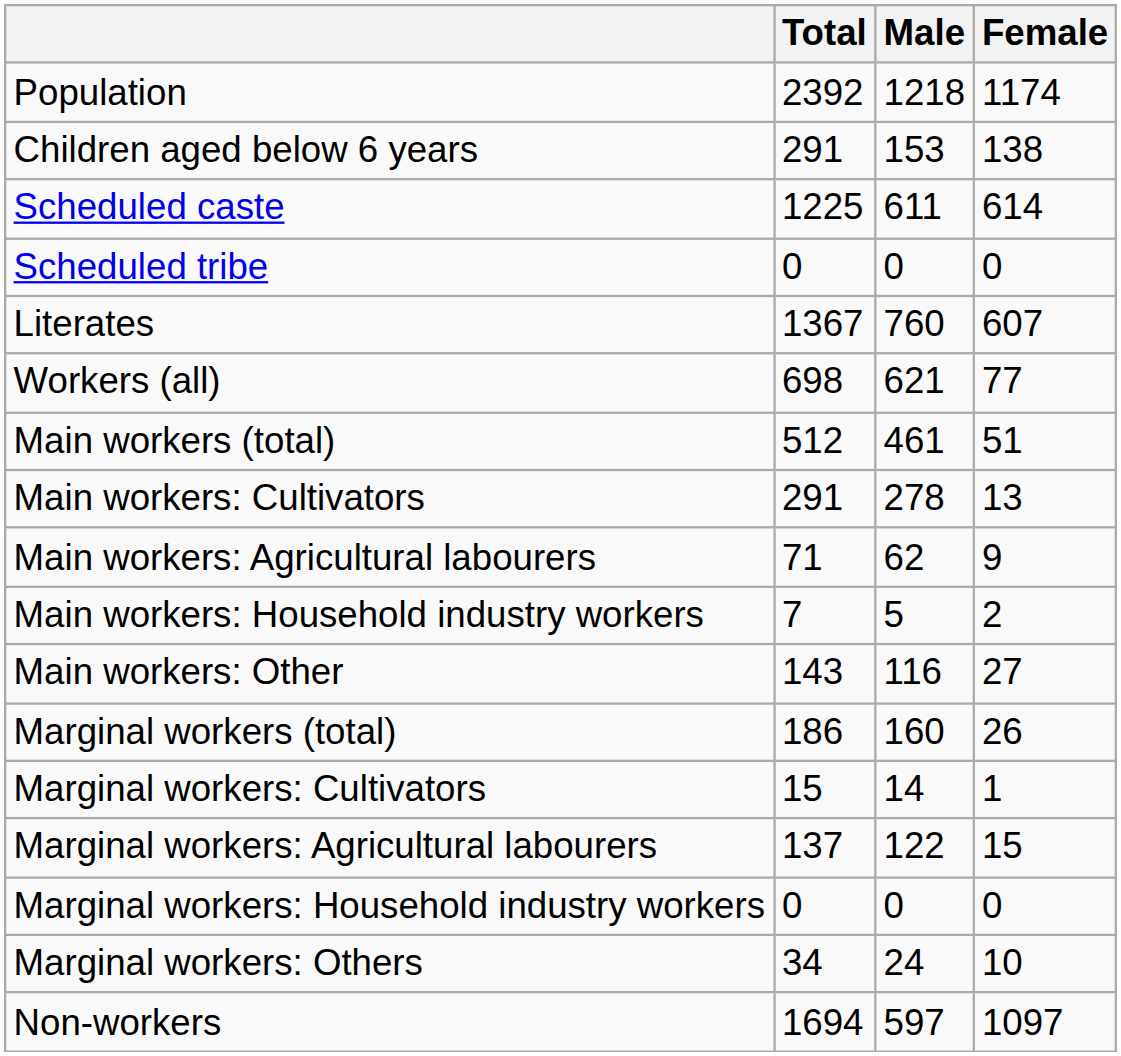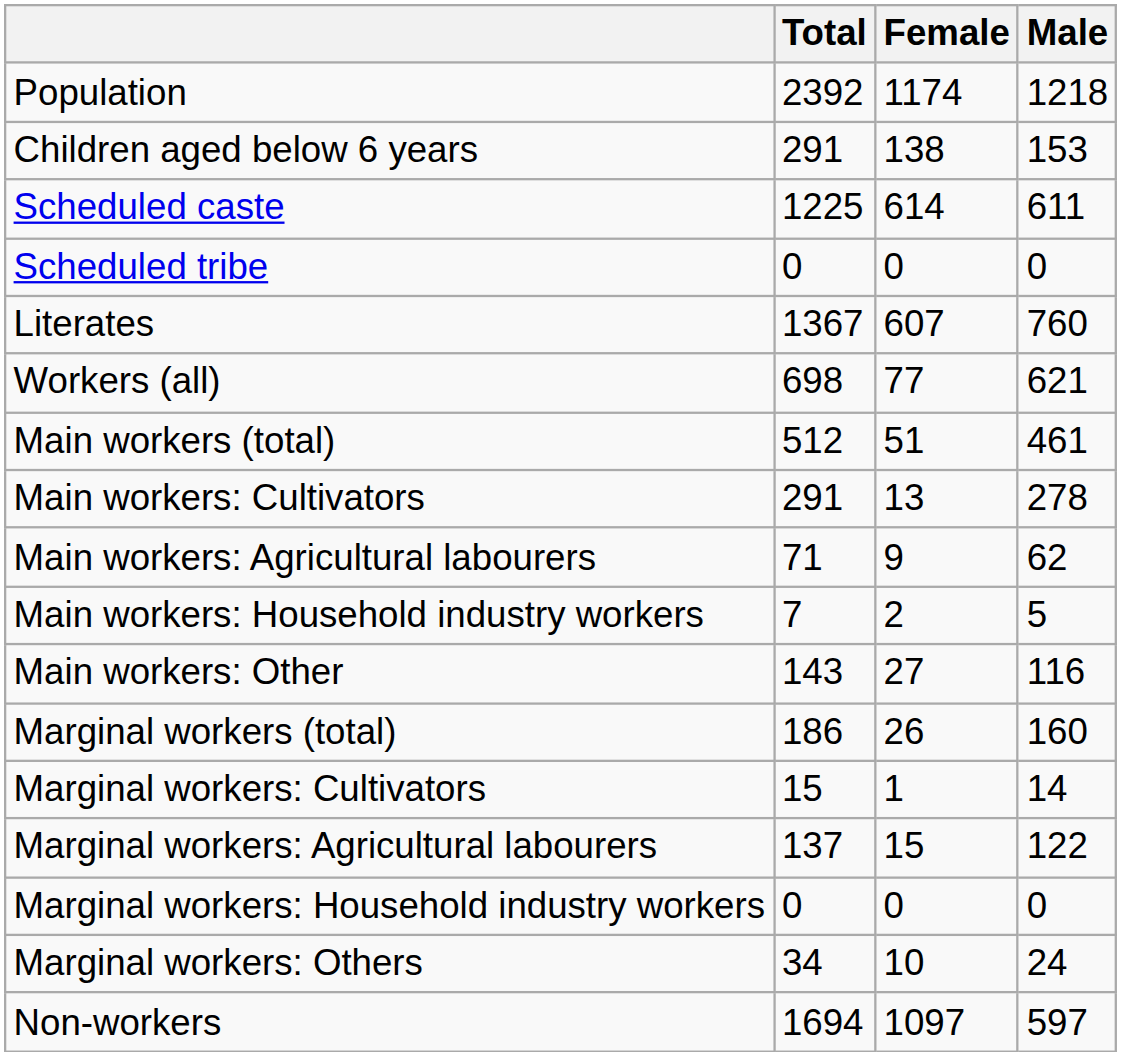columns swapped: (924, 33) <-> (1045, 33)
